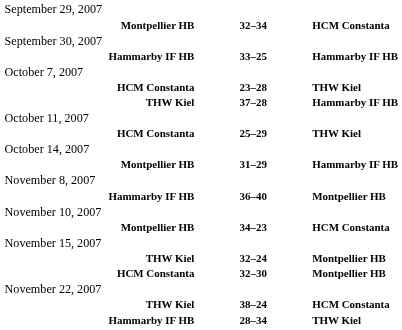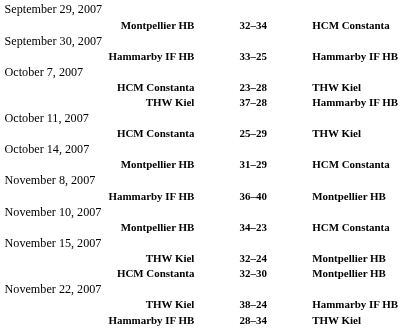(355, 165) Hammarby IF HB -> (351, 165) HCM Constanta
(351, 305) HCM Constanta -> (355, 305) Hammarby IF HB
